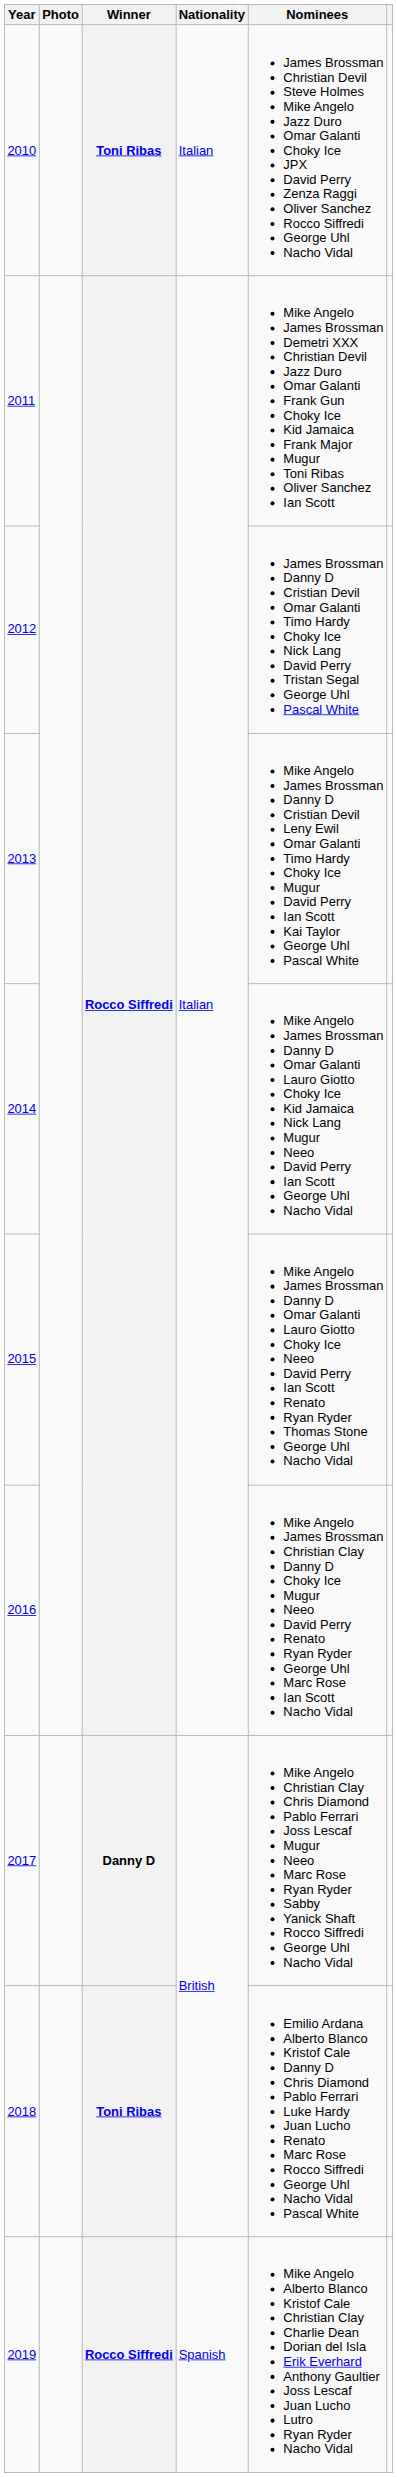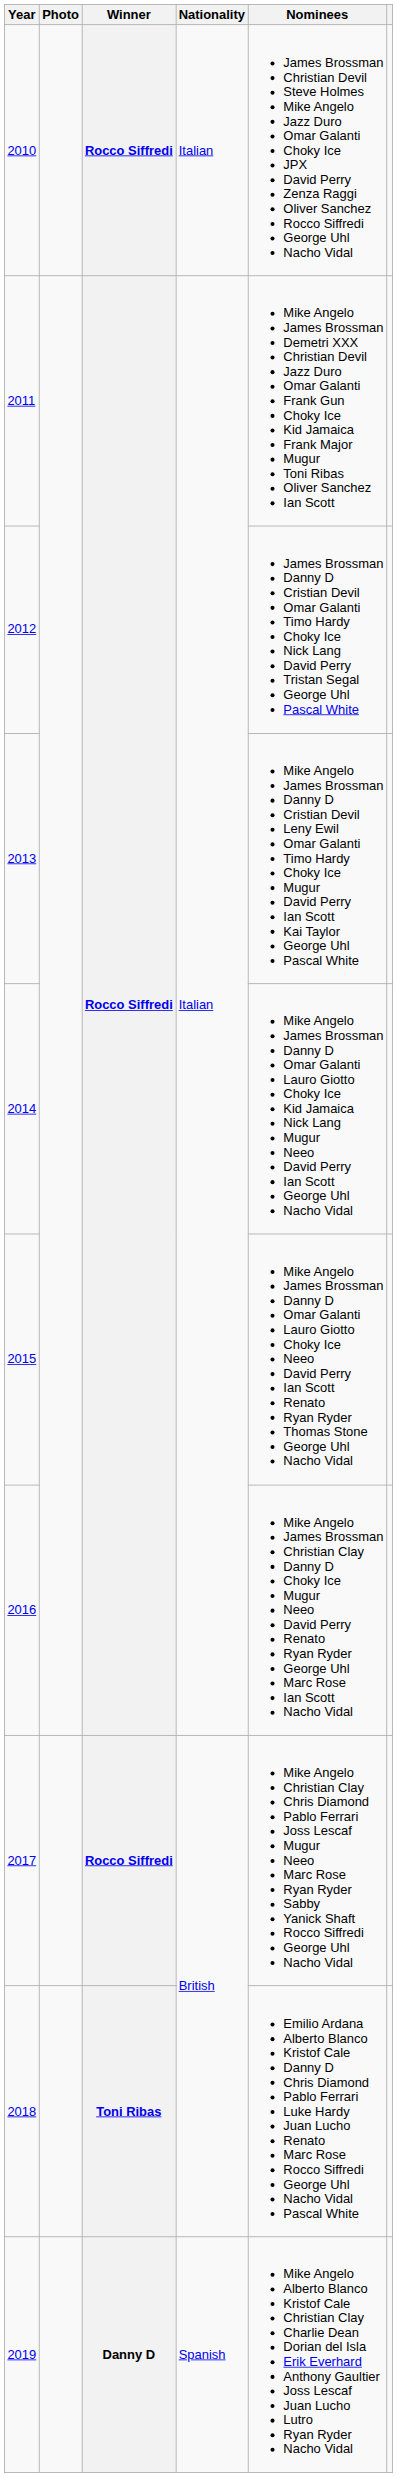(129, 150) Toni Ribas -> (129, 150) Rocco Siffredi
(129, 1860) Danny D -> (129, 1860) Rocco Siffredi
(129, 2354) Rocco Siffredi -> (129, 2354) Danny D
